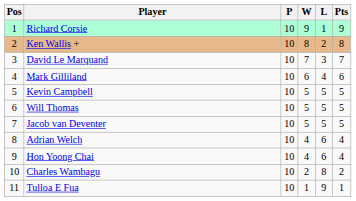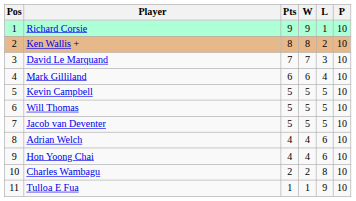columns swapped: (289, 12) <-> (342, 12)
